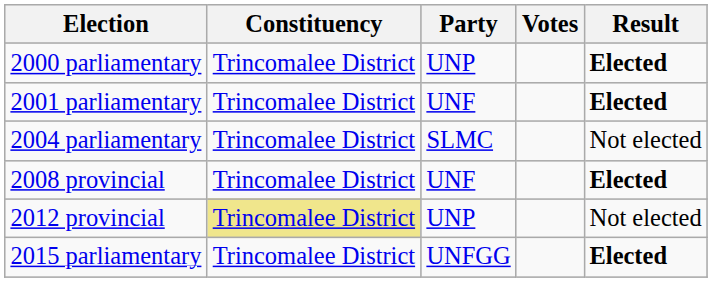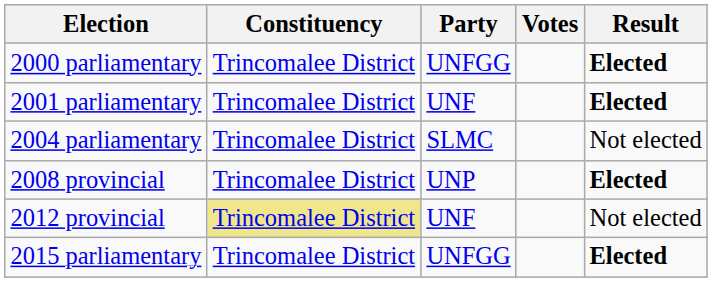(451, 62) UNP -> (469, 62) UNFGG
(451, 179) UNF -> (451, 179) UNP
(451, 218) UNP -> (451, 218) UNF
